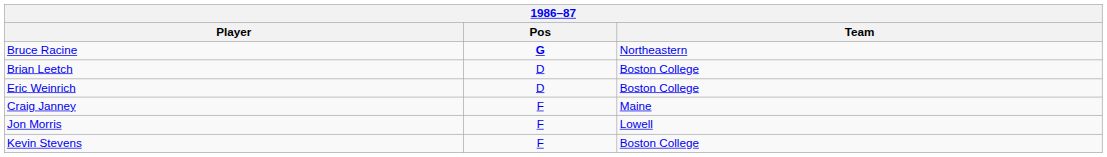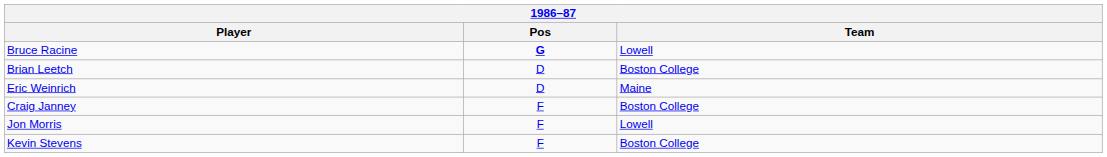(653, 50) Northeastern -> (636, 50) Lowell
(659, 87) Boston College -> (636, 87) Maine
(636, 106) Maine -> (659, 106) Boston College
